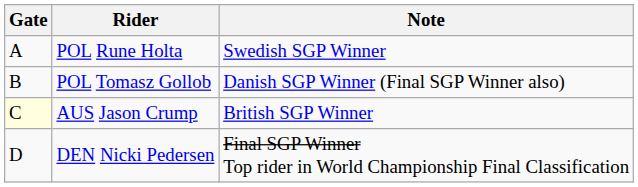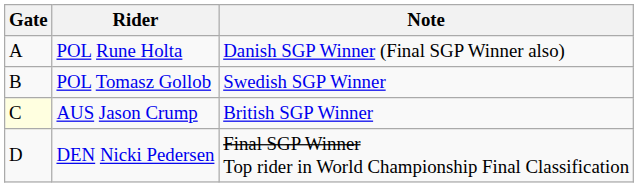(304, 51) Swedish SGP Winner -> (394, 51) Danish SGP Winner (Final SGP Winner also)
(394, 82) Danish SGP Winner (Final SGP Winner also) -> (304, 82) Swedish SGP Winner
